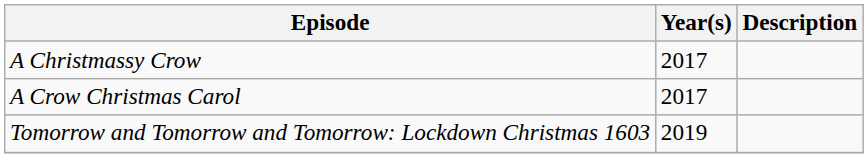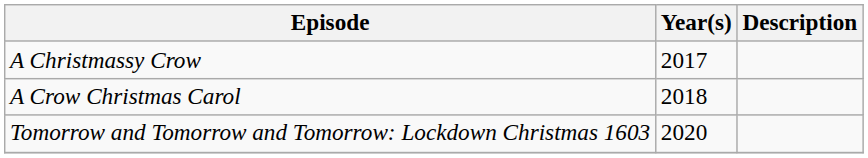(684, 96) 2017 -> (684, 96) 2018
(684, 133) 2019 -> (684, 133) 2020
